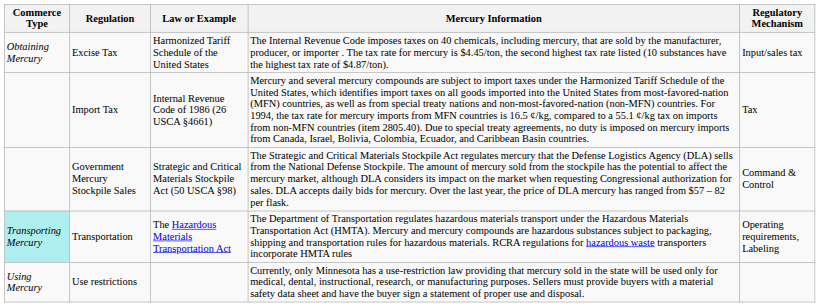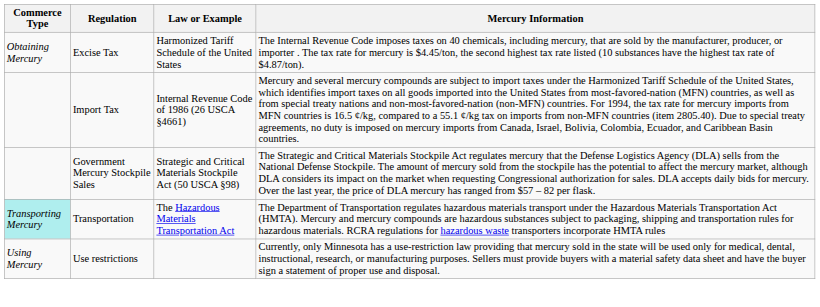- column: (777, 18)
